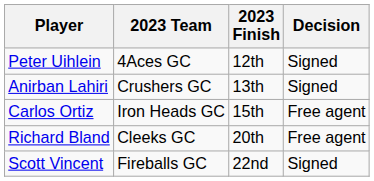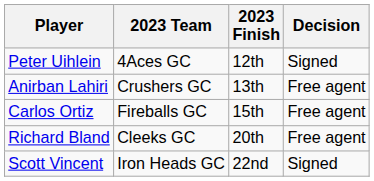(313, 86) Signed -> (327, 86) Free agent
(171, 112) Iron Heads GC -> (162, 112) Fireballs GC
(162, 163) Fireballs GC -> (171, 163) Iron Heads GC
